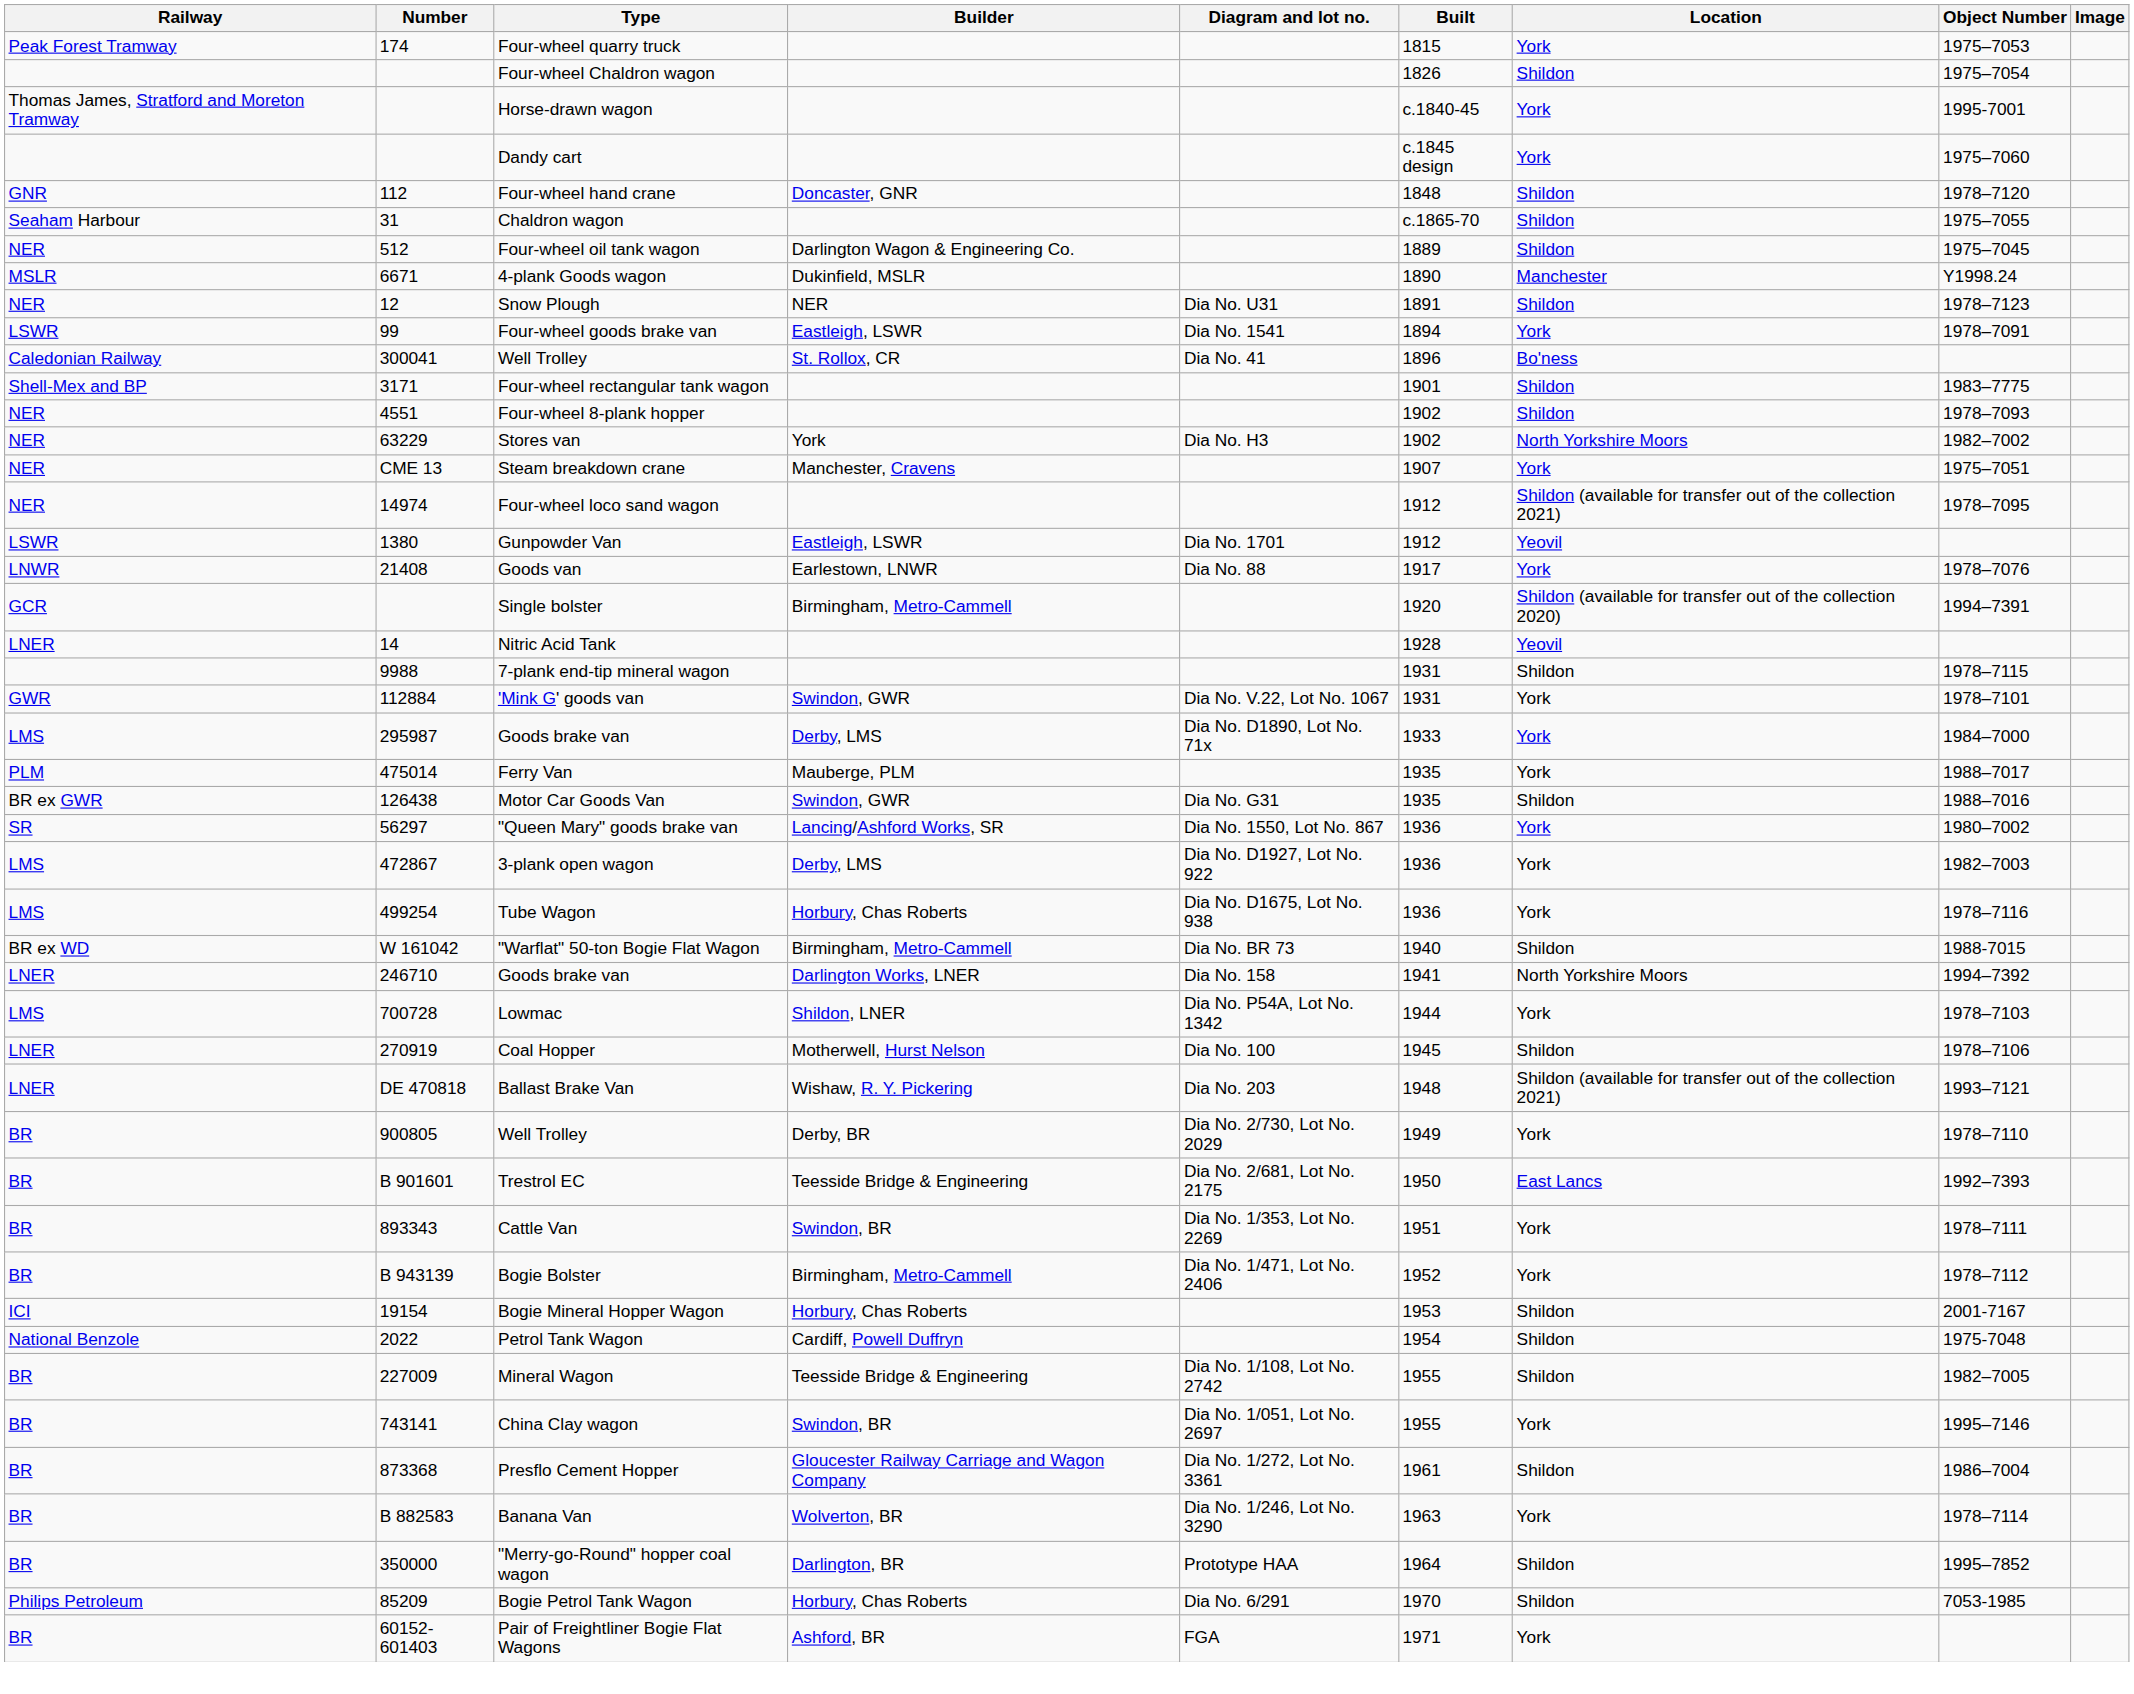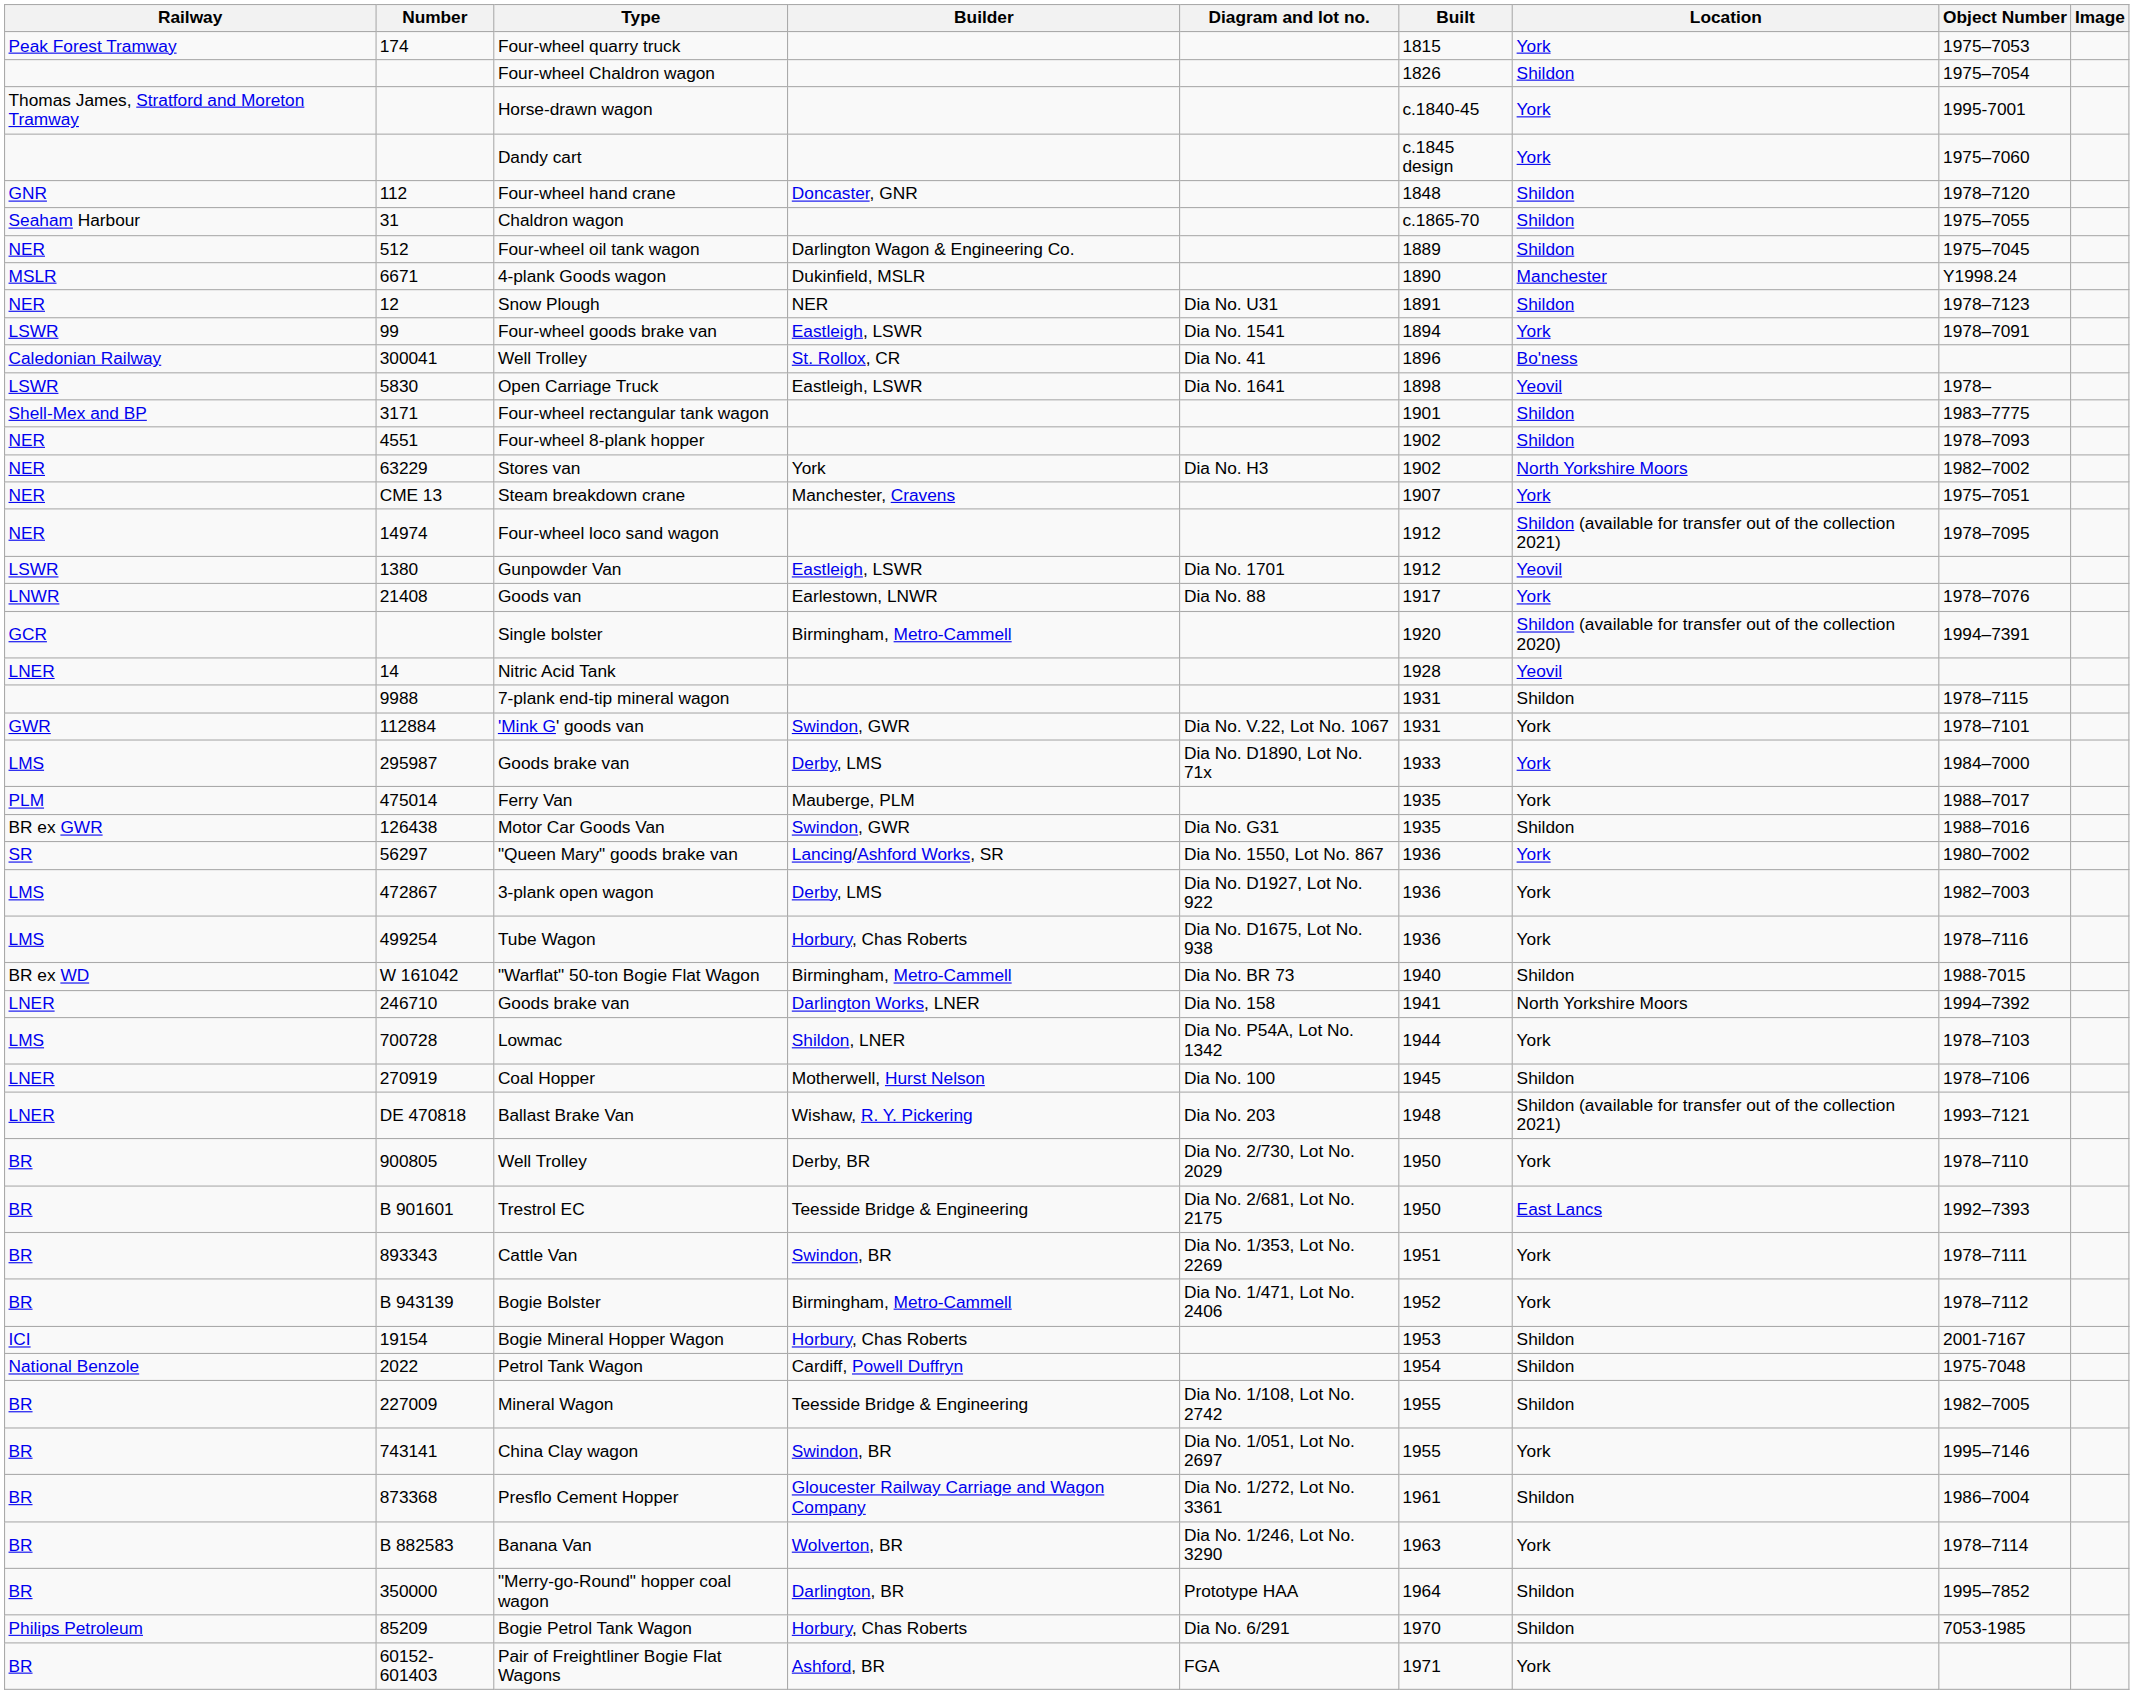+ row: (399, 385)
(1422, 1134) 1949 -> (1422, 1162) 1950
